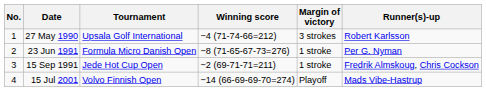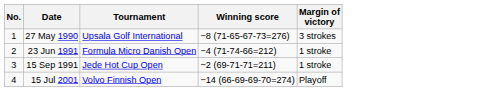- column: (412, 17)
(238, 36) −4 (71-74-66=212) -> (245, 36) −8 (71-65-67-73=276)
(245, 51) −8 (71-65-67-73=276) -> (238, 51) −4 (71-74-66=212)
